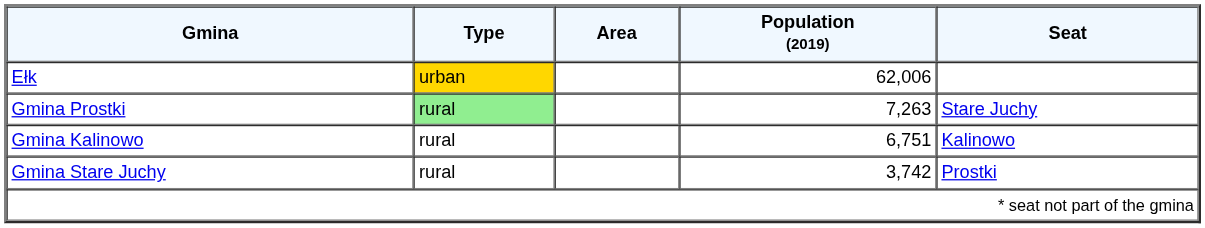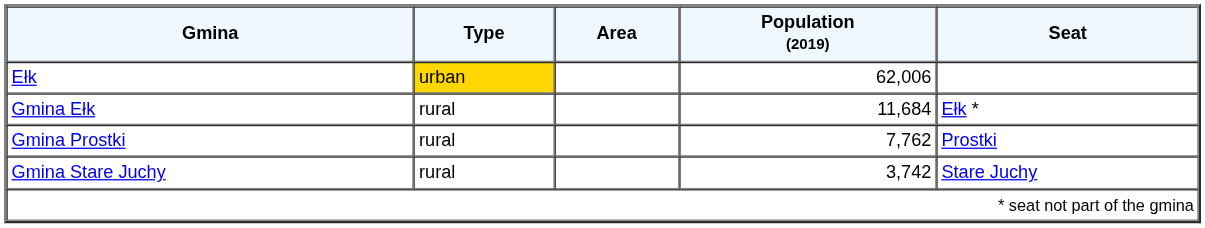+ row: (53, 108)
(437, 108) lightgreen background -> (437, 140) no background
(909, 108) 7,263 -> (909, 140) 7,762
(989, 108) Stare Juchy -> (969, 140) Prostki
- row: (78, 140)
(969, 172) Prostki -> (989, 172) Stare Juchy
